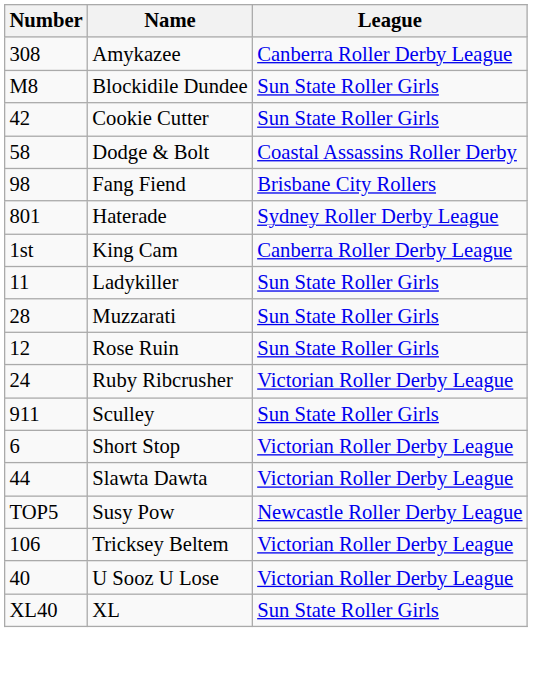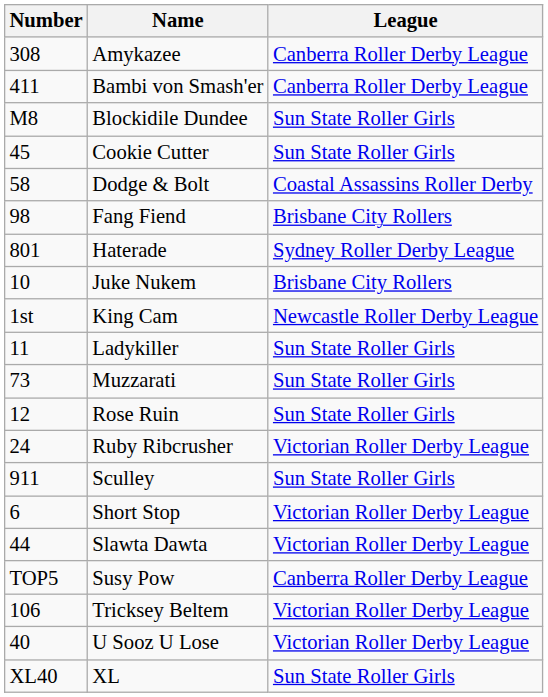+ row: (178, 86)
(20, 119) 42 -> (20, 151) 45
+ row: (144, 282)
(385, 250) Canberra Roller Derby League -> (406, 315) Newcastle Roller Derby League
(20, 315) 28 -> (20, 380) 73
(390, 511) Newcastle Roller Derby League -> (400, 577) Canberra Roller Derby League
